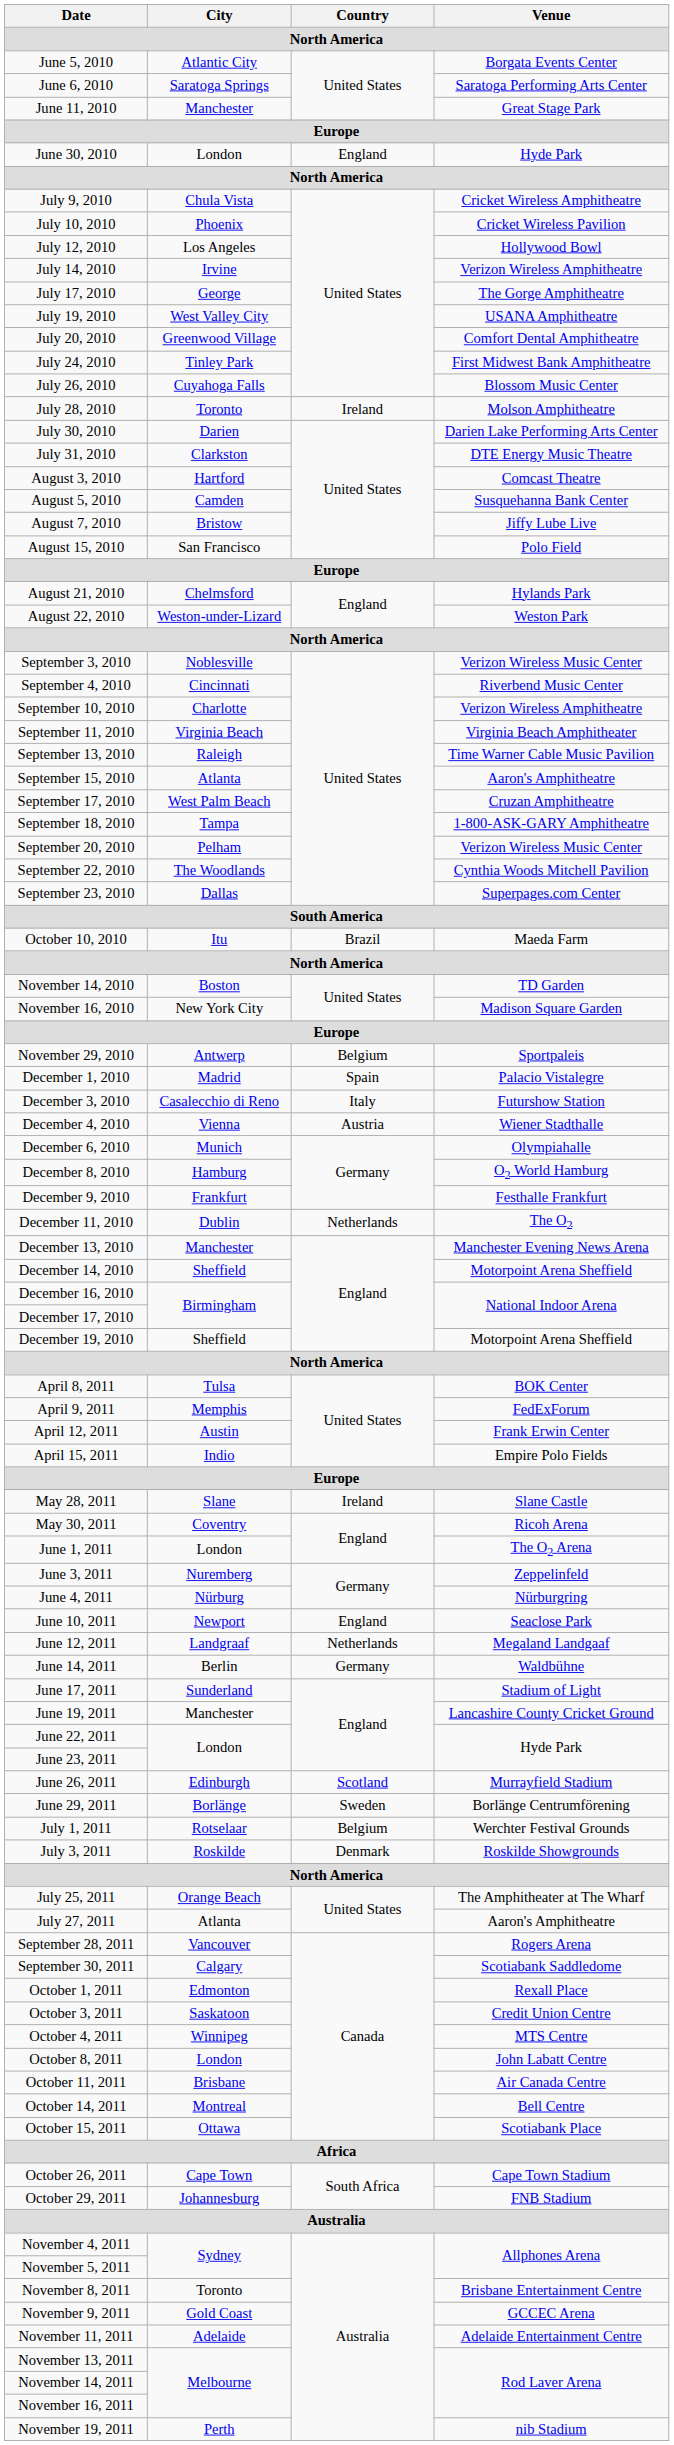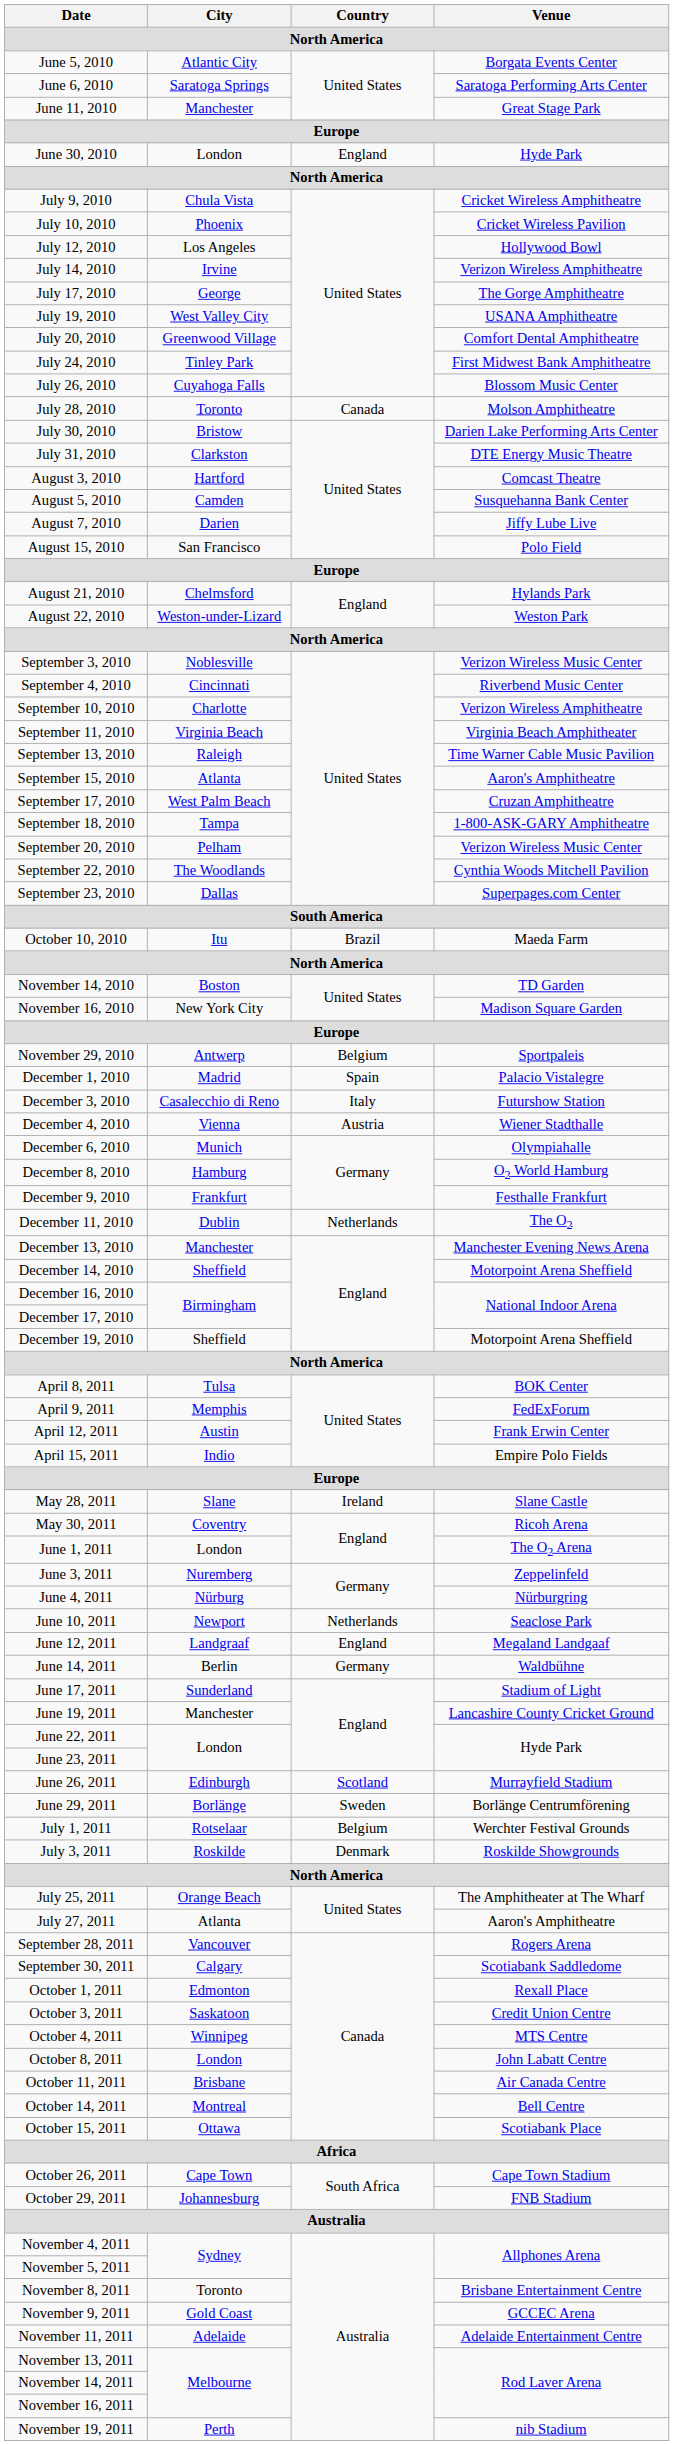(362, 408) Ireland -> (362, 408) Canada
(219, 431) Darien -> (219, 431) Bristow
(219, 524) Bristow -> (219, 524) Darien
(362, 1620) England -> (362, 1620) Netherlands
(362, 1643) Netherlands -> (362, 1643) England
